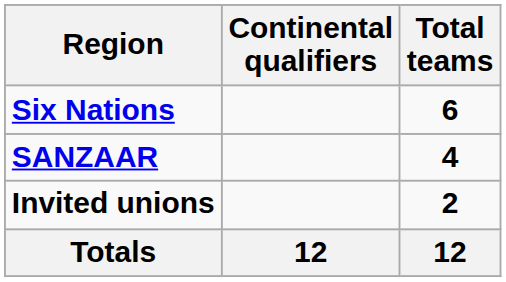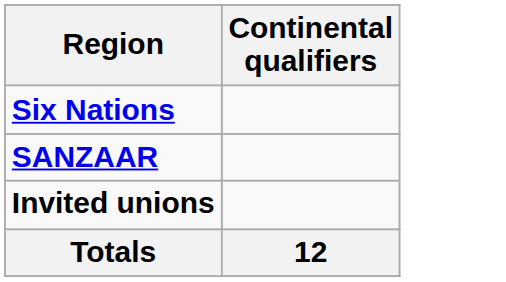- column: (450, 45)
